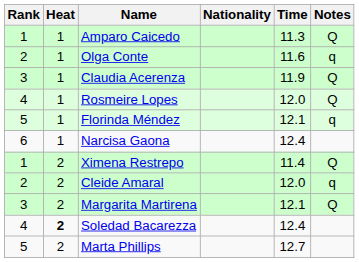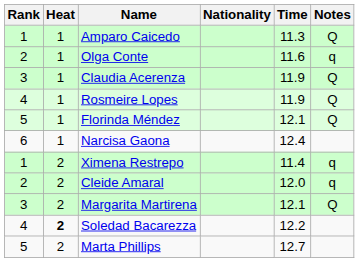(292, 99) 12.0 -> (292, 99) 11.9
(332, 120) q -> (332, 120) Q
(332, 162) Q -> (332, 162) q
(292, 225) 12.4 -> (292, 225) 12.2
